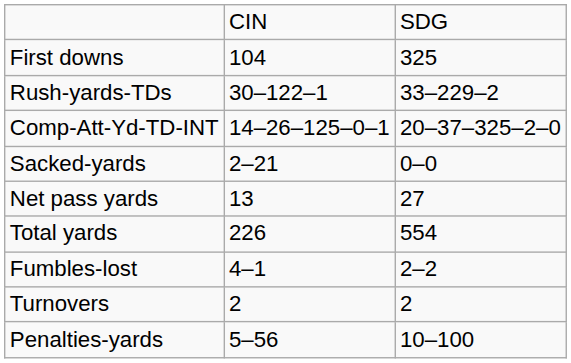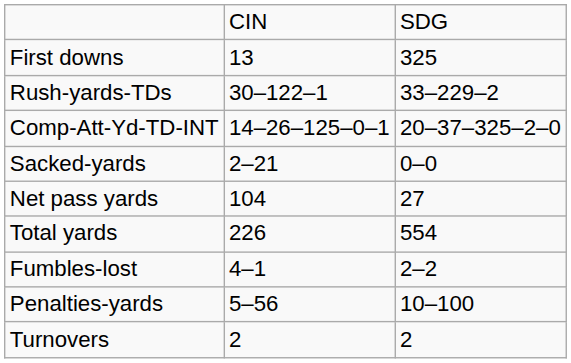(247, 57) 104 -> (241, 57) 13
(241, 198) 13 -> (247, 198) 104
rows swapped: (59, 304) <-> (86, 339)
